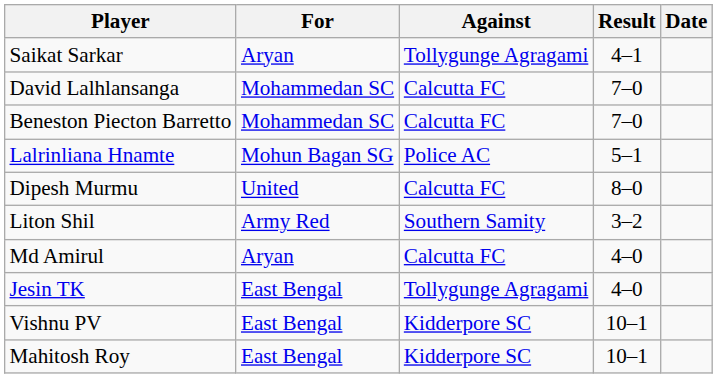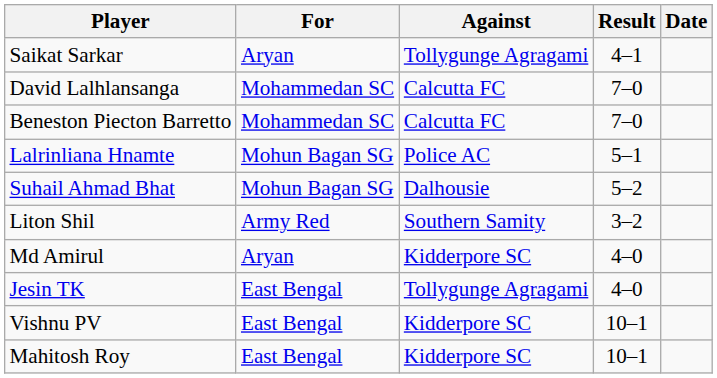+ row: (92, 188)
- row: (74, 188)
(455, 255) Calcutta FC -> (467, 255) Kidderpore SC
